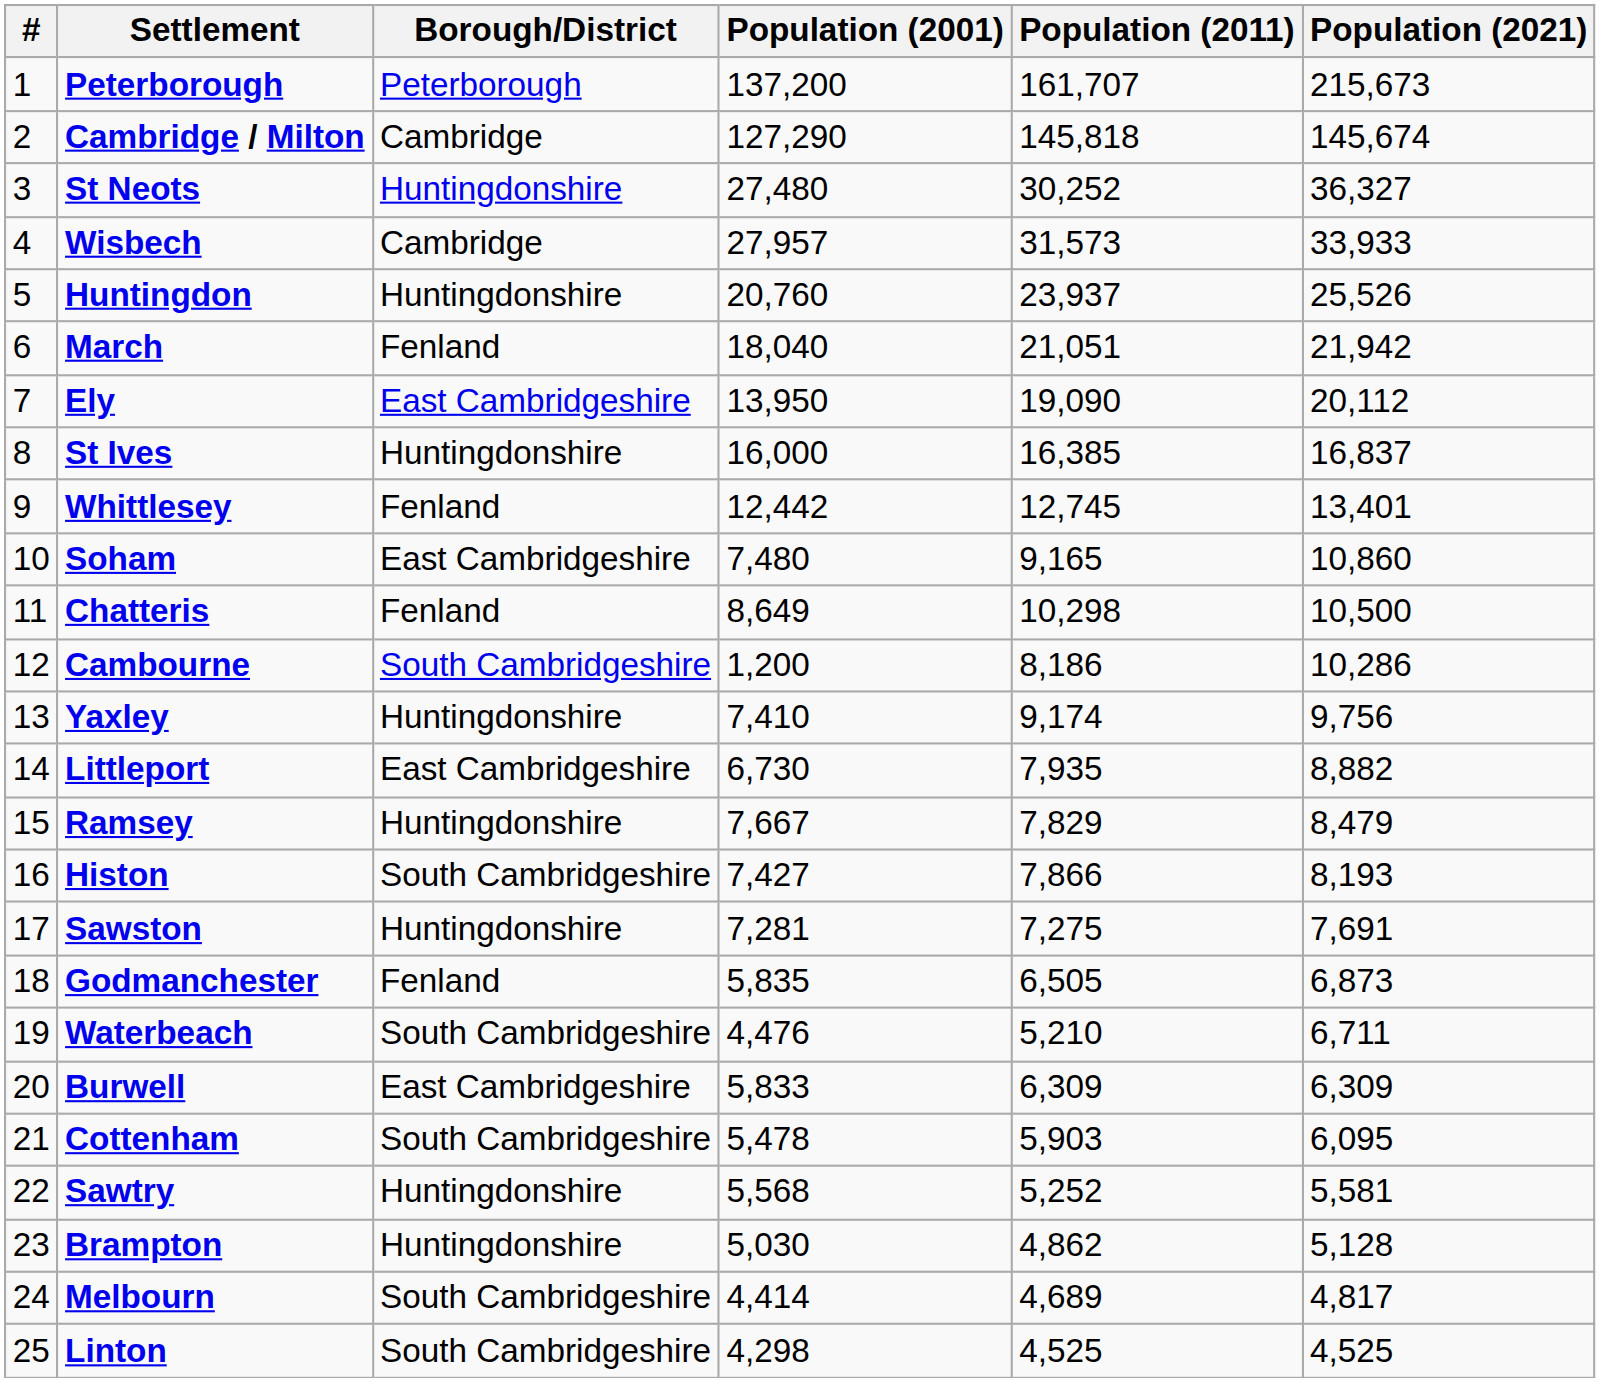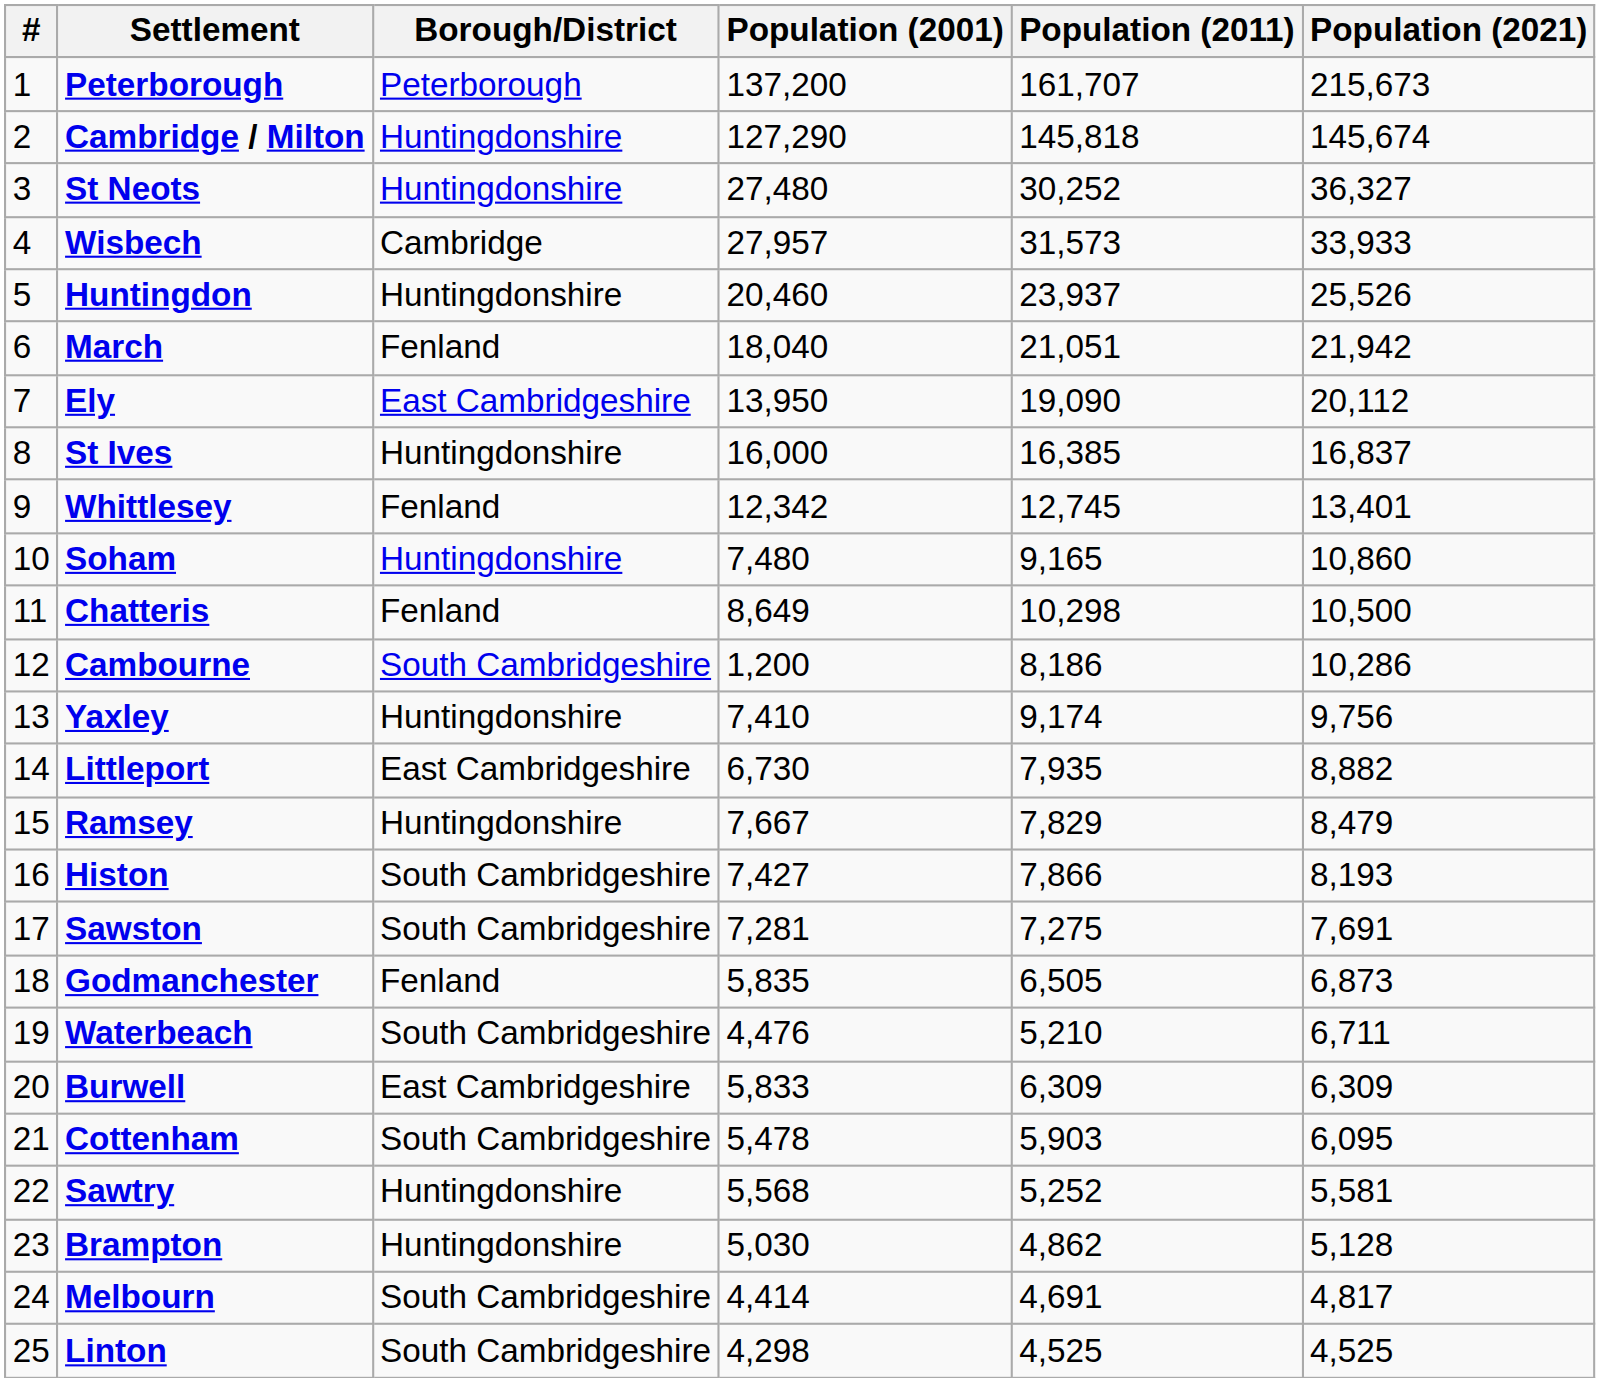(461, 136) Cambridge -> (501, 136) Huntingdonshire
(777, 294) 20,760 -> (777, 294) 20,460
(777, 505) 12,442 -> (777, 505) 12,342
(535, 558) East Cambridgeshire -> (501, 558) Huntingdonshire
(501, 928) Huntingdonshire -> (546, 928) South Cambridgeshire
(1061, 1297) 4,689 -> (1061, 1297) 4,691
